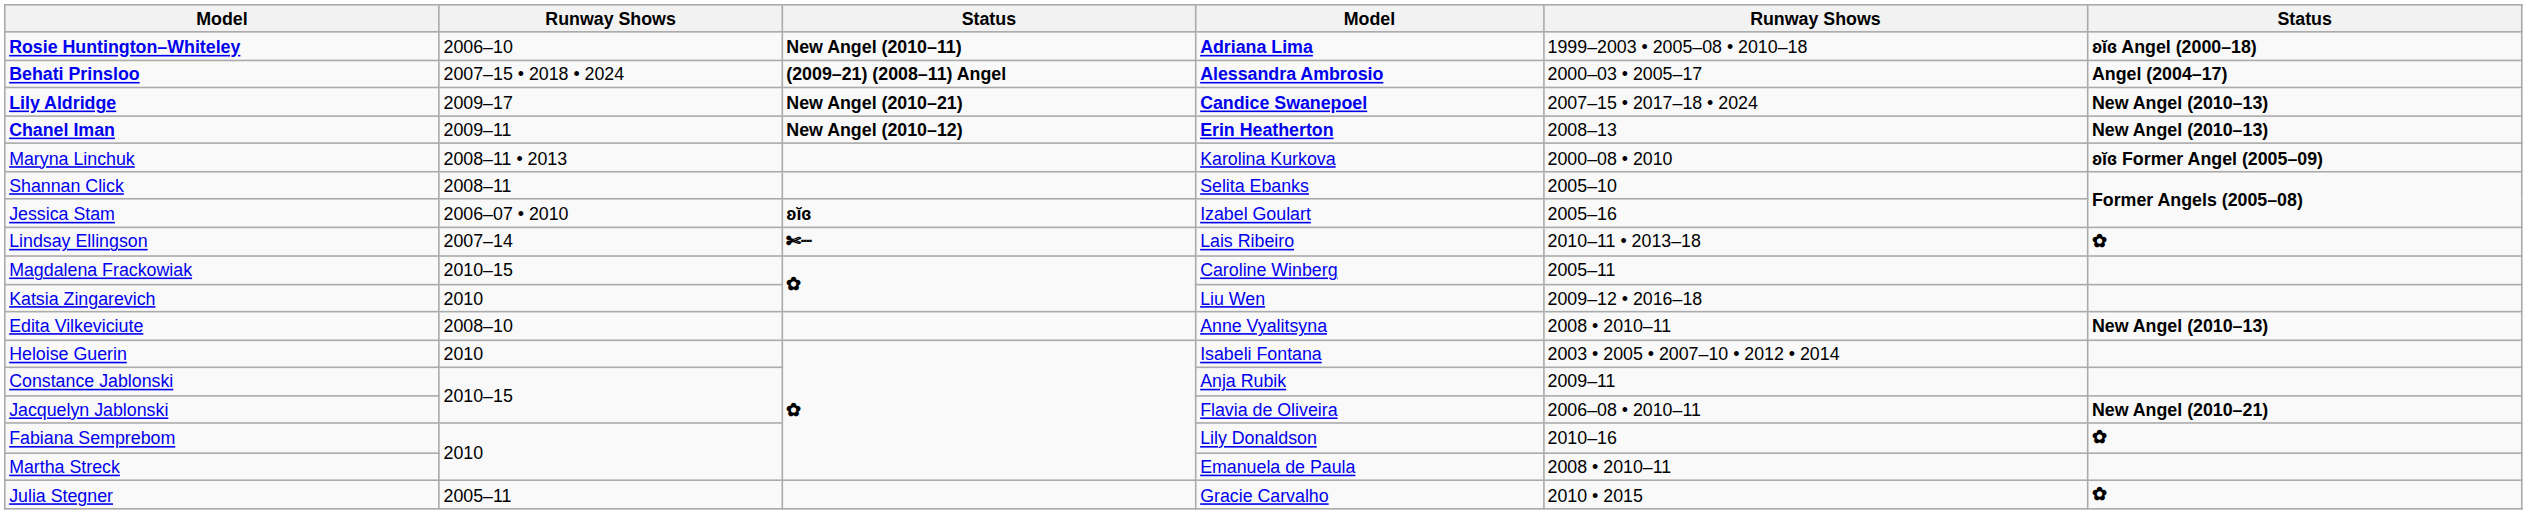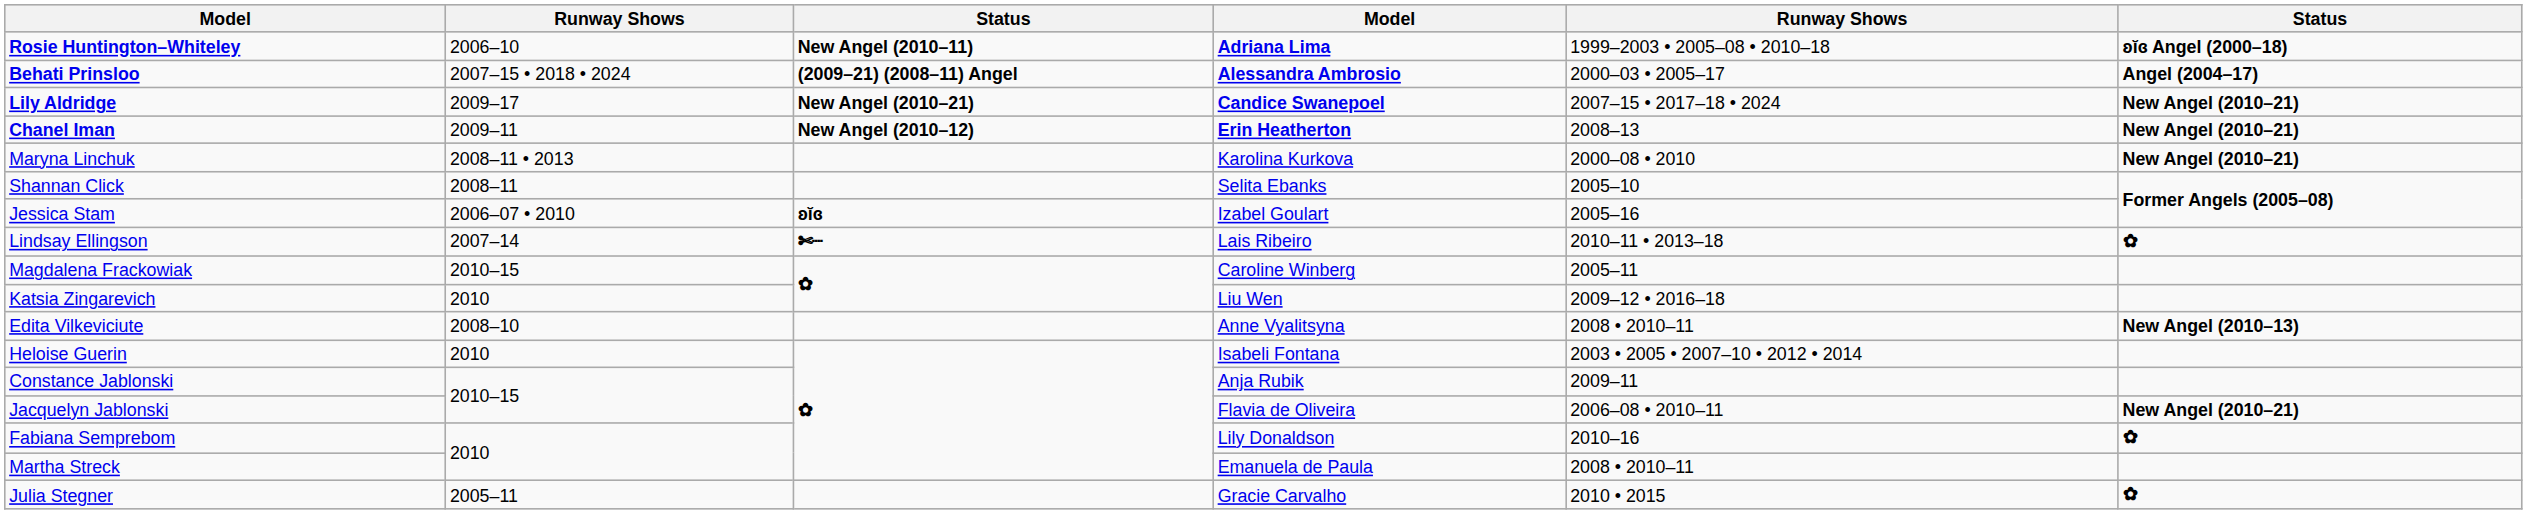(2180, 102) New Angel (2010–13) -> (2211, 102) New Angel (2010–21)
(2180, 130) New Angel (2010–13) -> (2211, 130) New Angel (2010–21)
(2207, 158) ʚĭɞ Former Angel (2005–09) -> (2211, 158) New Angel (2010–21)
